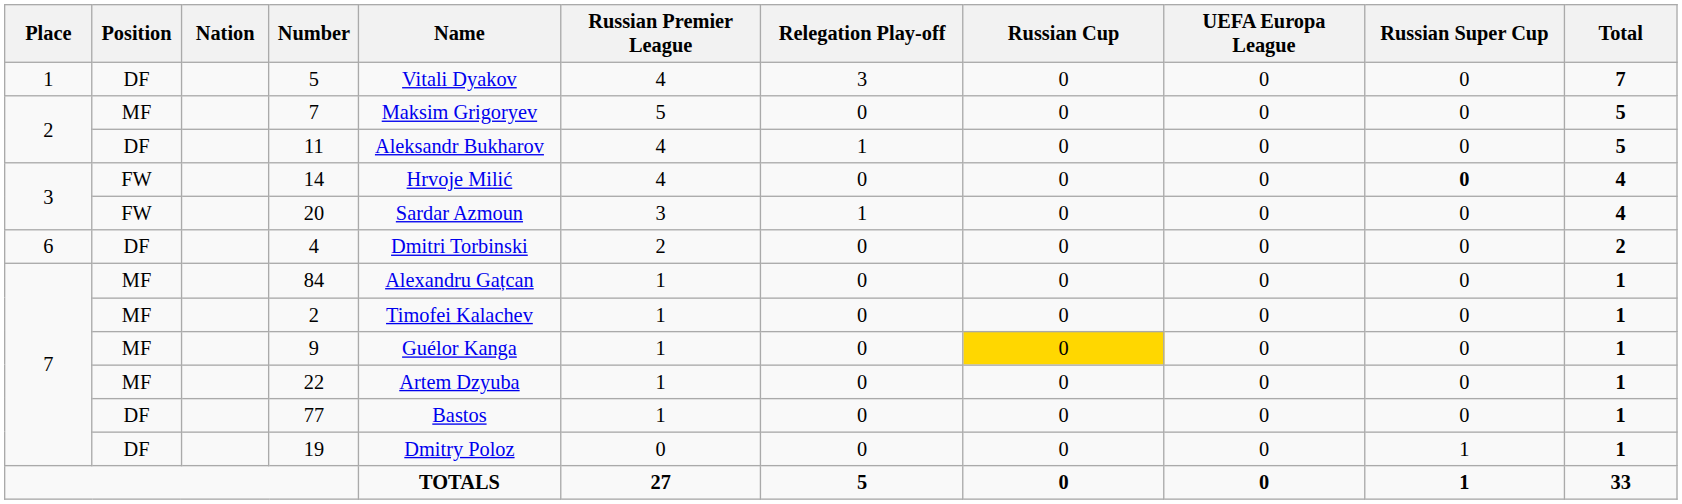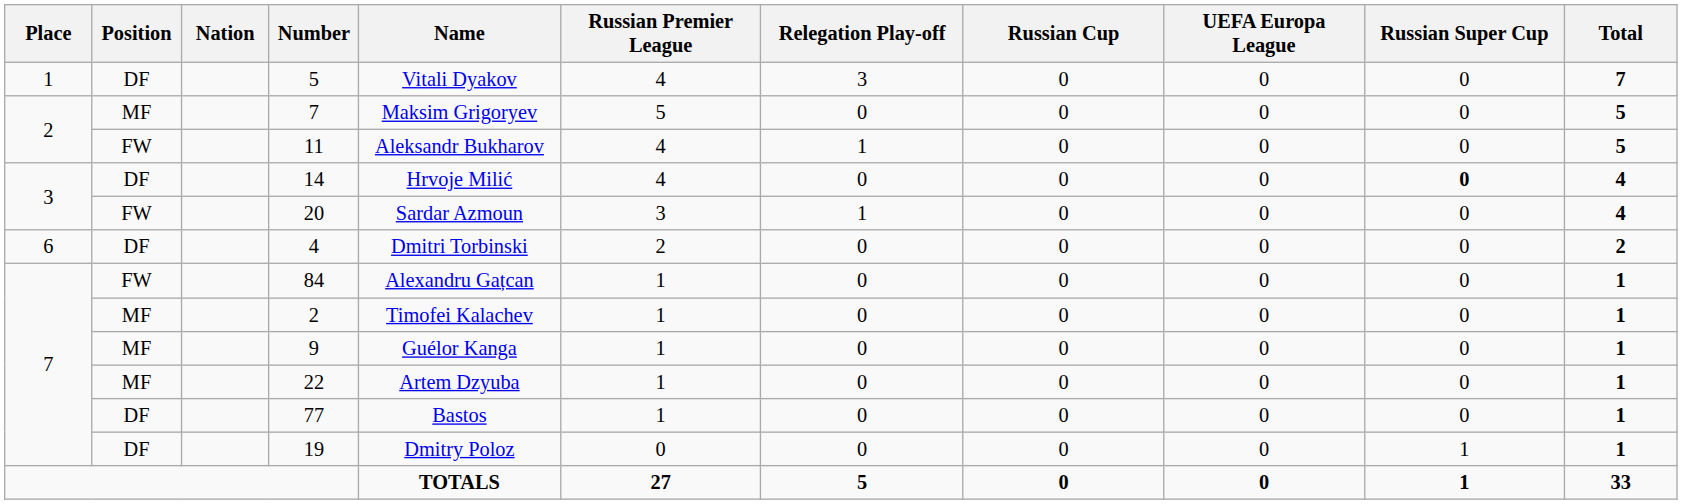(137, 146) DF -> (136, 146) FW
(136, 179) FW -> (137, 179) DF
(137, 280) MF -> (136, 280) FW
(1064, 347) gold background -> (1064, 347) no background
